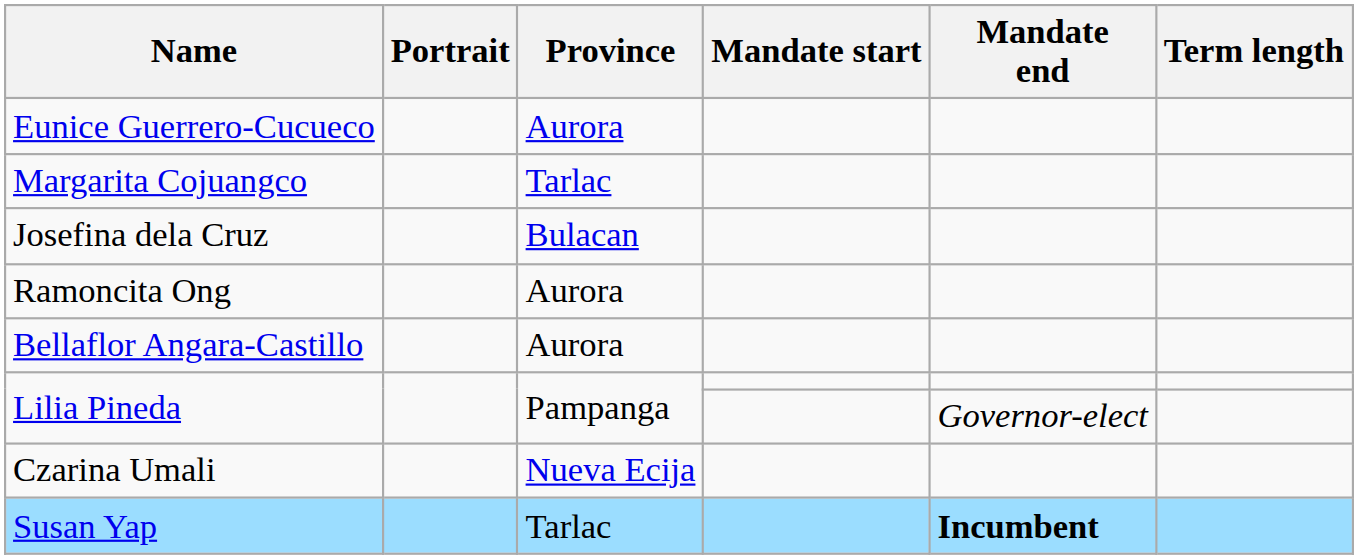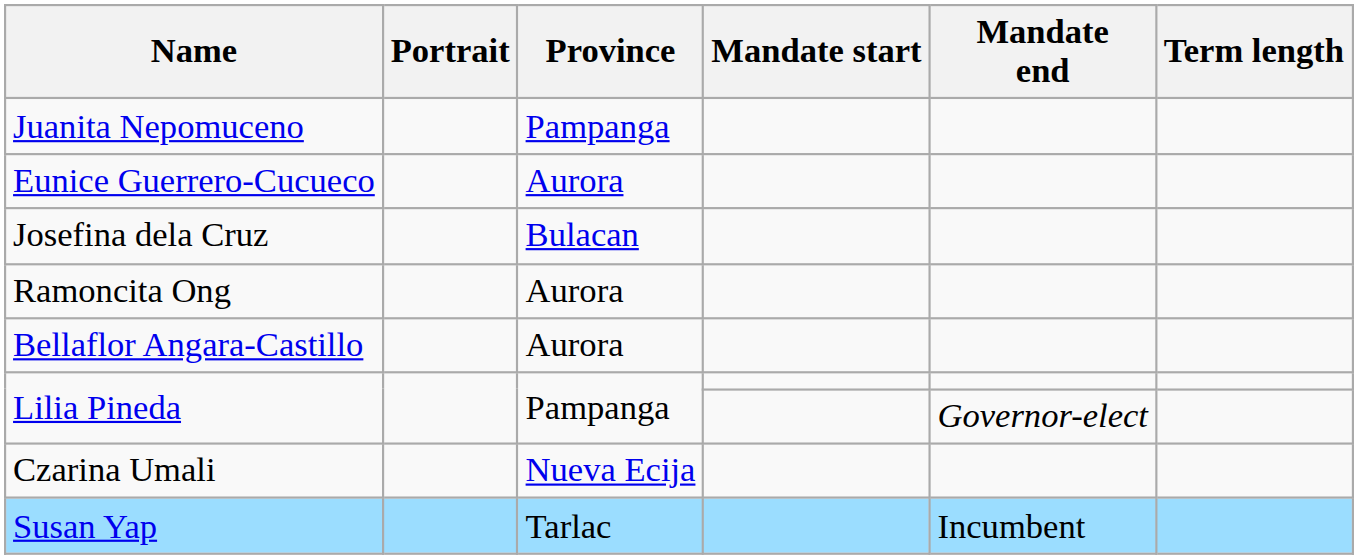+ row: (158, 125)
- row: (160, 180)
(1018, 525) bold -> (1011, 525) normal
